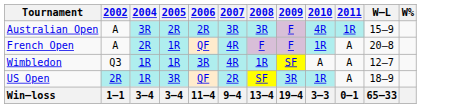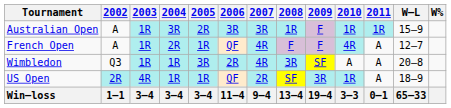+ column: (145, 13)
(203, 29) 2R -> (232, 29) 3R
(262, 29) 3R -> (291, 29) 1R
(320, 29) 4R -> (349, 29) 1R
(320, 46) 1R -> (349, 46) 4R
(382, 46) 20–8 -> (411, 46) 12–7
(174, 62) 1R -> (203, 62) 3R
(203, 62) 3R -> (232, 62) 2R
(262, 62) 1R -> (291, 62) 3R
(382, 62) 12–7 -> (411, 62) 20–8
(174, 79) 3R -> (203, 79) 1R
